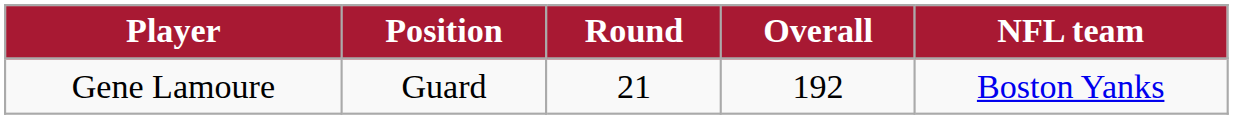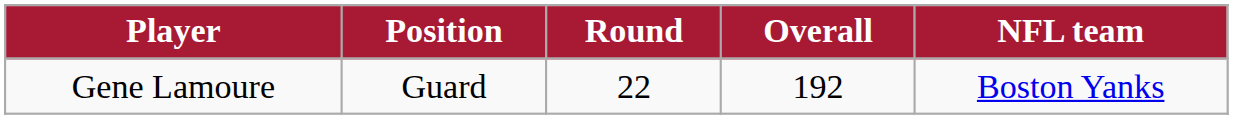(634, 85) 21 -> (634, 85) 22
